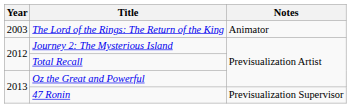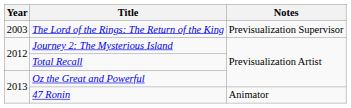(249, 29) Animator -> (286, 29) Previsualization Supervisor
(286, 95) Previsualization Supervisor -> (249, 95) Animator
